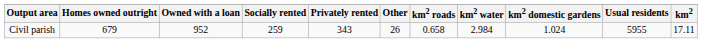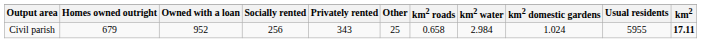(275, 30) 259 -> (275, 30) 256
(395, 30) 26 -> (395, 30) 25
(684, 30) normal -> (684, 30) bold
